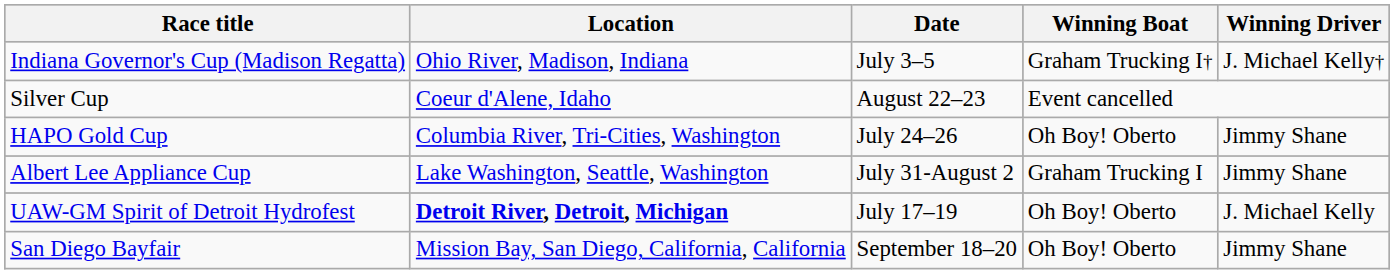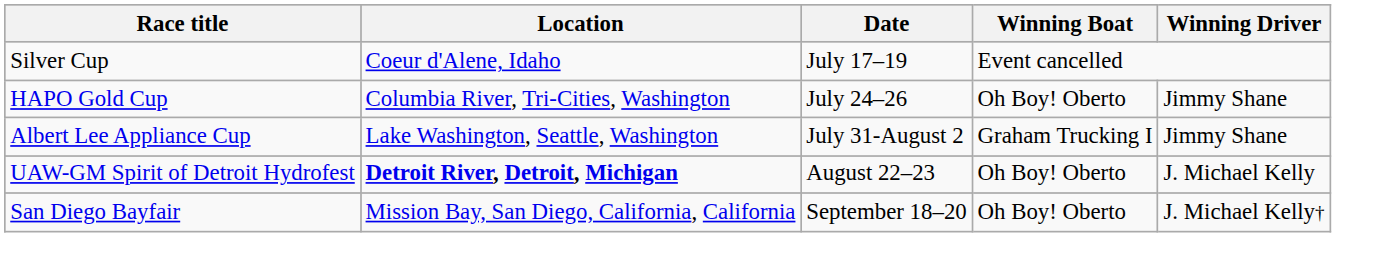- row: (208, 60)
(921, 98) August 22–23 -> (857, 60) July 17–19
(907, 211) July 17–19 -> (871, 173) August 22–23
(1285, 249) Jimmy Shane -> (1244, 211) J. Michael Kelly†
